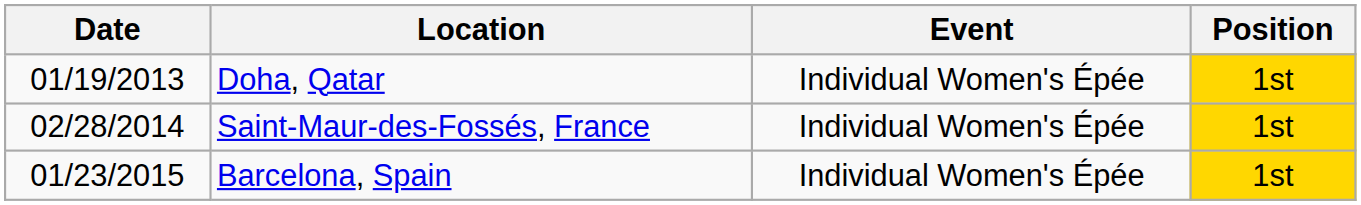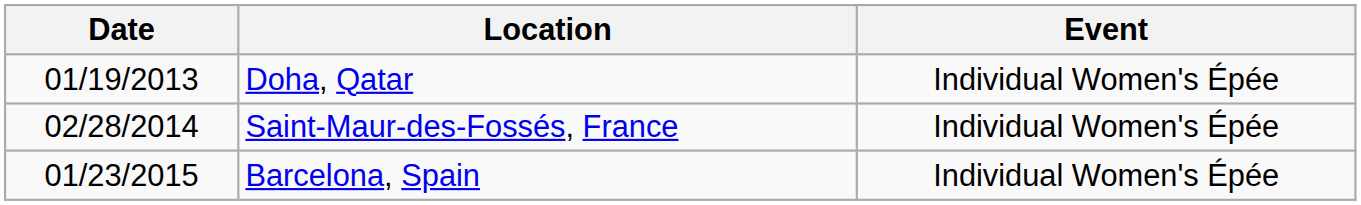- column: (1273, 30)
